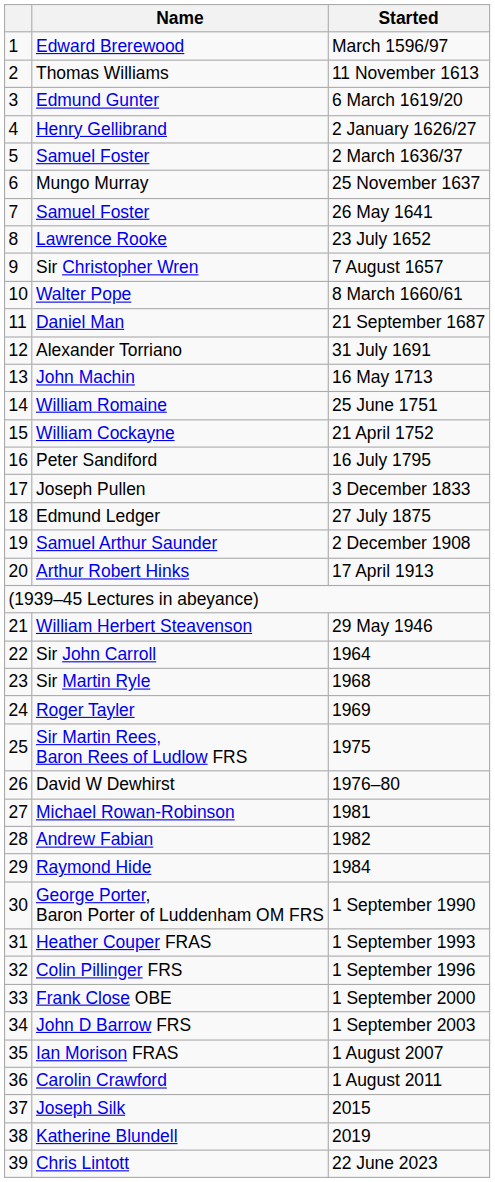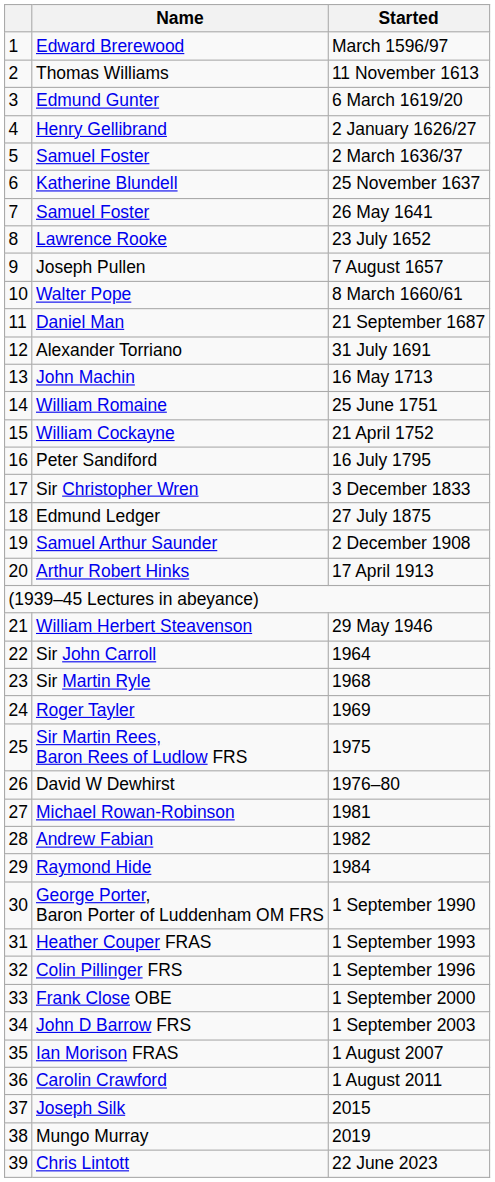(92, 184) Mungo Murray -> (107, 184) Katherine Blundell
(117, 267) Sir Christopher Wren -> (91, 267) Joseph Pullen
(91, 488) Joseph Pullen -> (117, 488) Sir Christopher Wren
(107, 1136) Katherine Blundell -> (92, 1136) Mungo Murray
